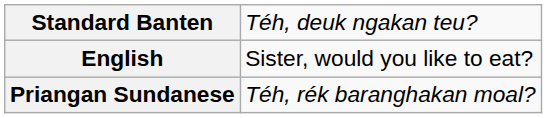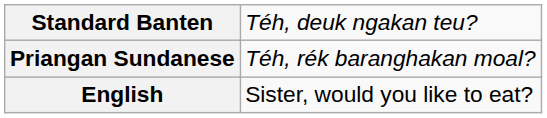rows swapped: (122, 94) <-> (122, 58)
